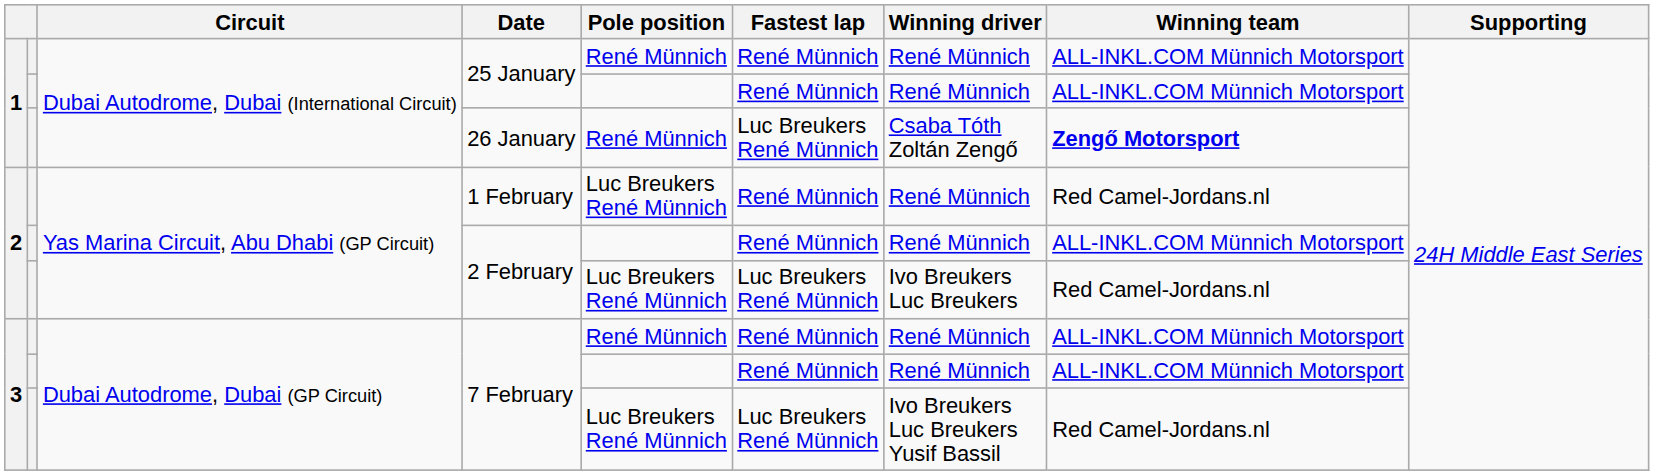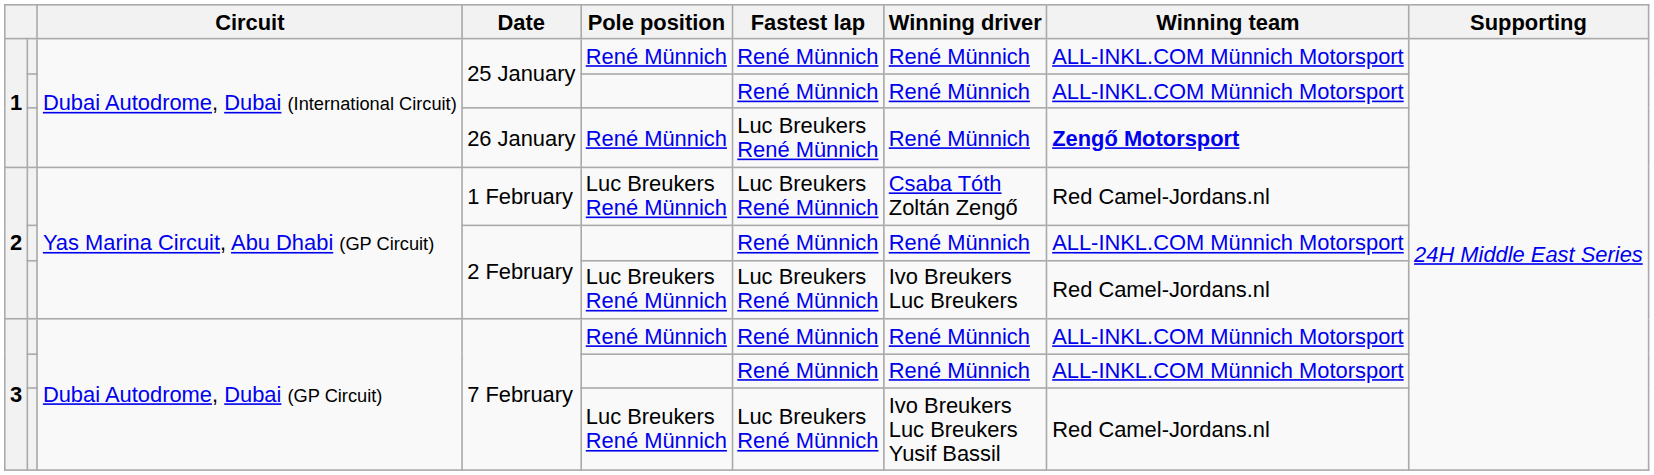(953, 137) Csaba Tóth Zoltán Zengő -> (959, 137) René Münnich
(808, 196) René Münnich -> (808, 196) Luc Breukers René Münnich
(959, 196) René Münnich -> (953, 196) Csaba Tóth Zoltán Zengő
